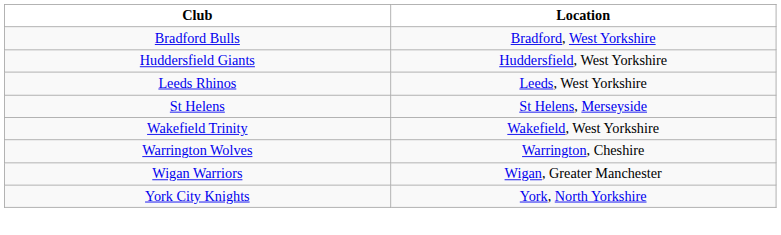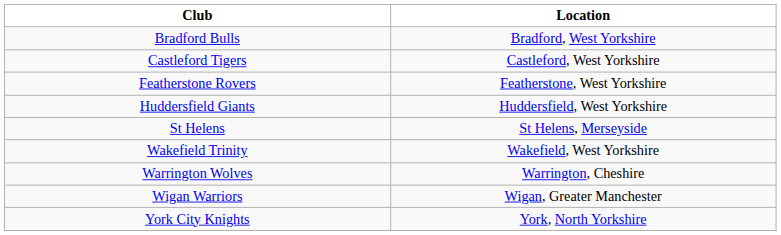+ row: (197, 60)
+ row: (197, 83)
- row: (197, 83)
